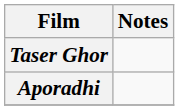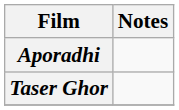rows swapped: (59, 88) <-> (59, 54)
